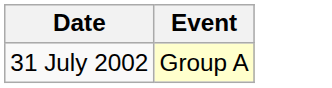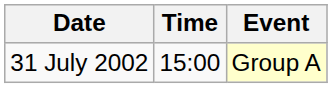+ column: (190, 23)
